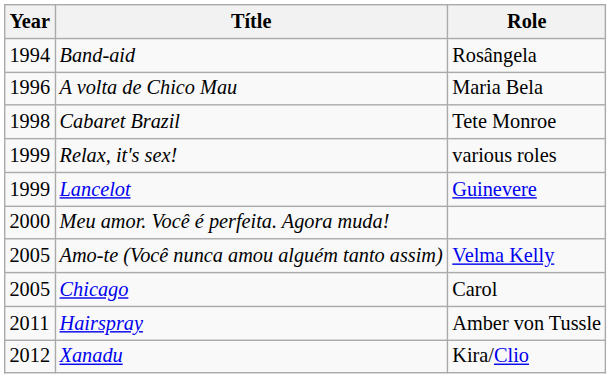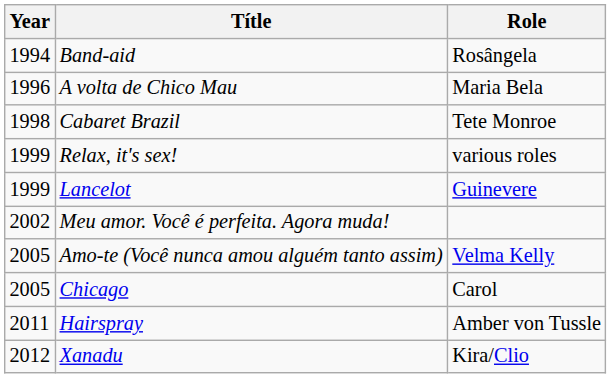(30, 222) 2000 -> (30, 222) 2002
